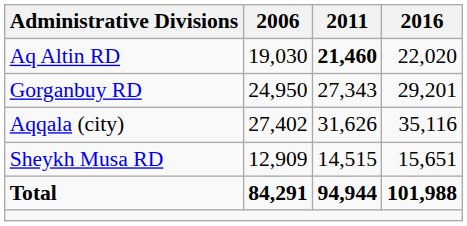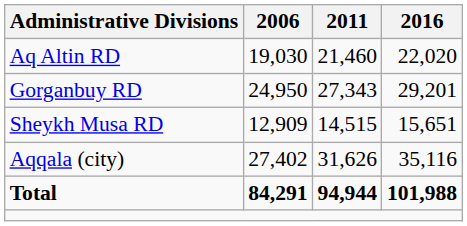(347, 55) bold -> (347, 55) normal
rows swapped: (86, 158) <-> (67, 124)
